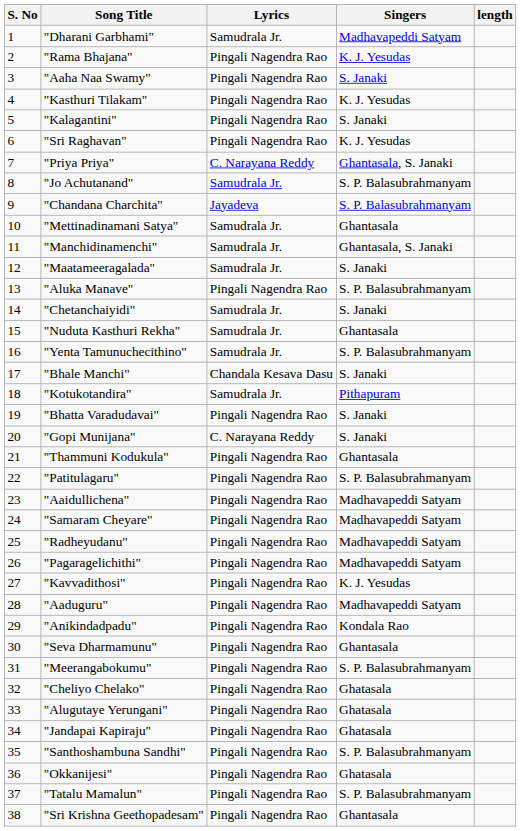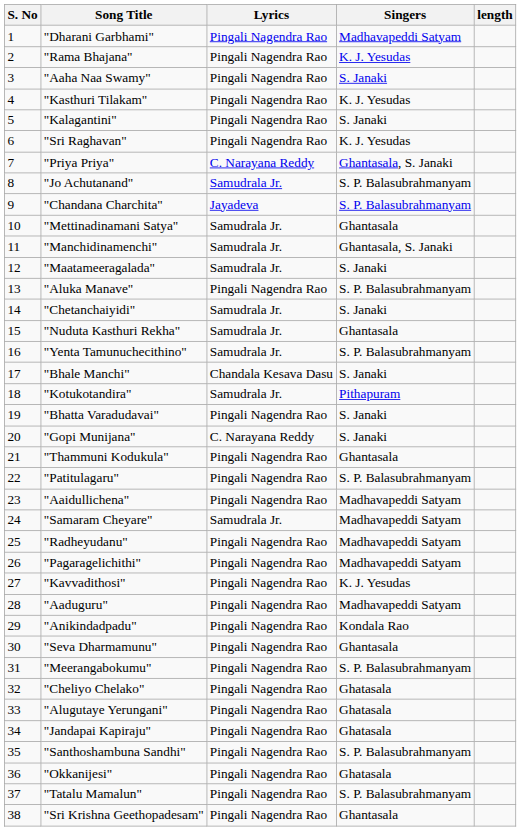(246, 36) Samudrala Jr. -> (268, 36) Pingali Nagendra Rao
(268, 520) Pingali Nagendra Rao -> (246, 520) Samudrala Jr.
